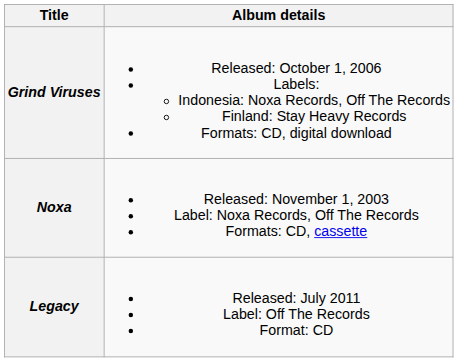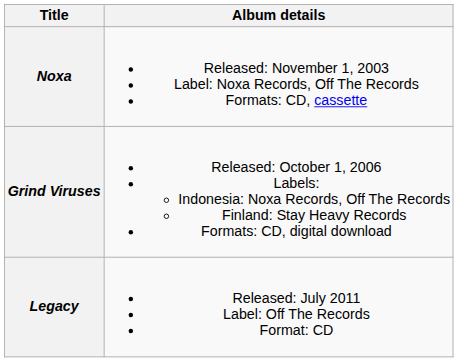rows swapped: (54, 207) <-> (54, 92)
